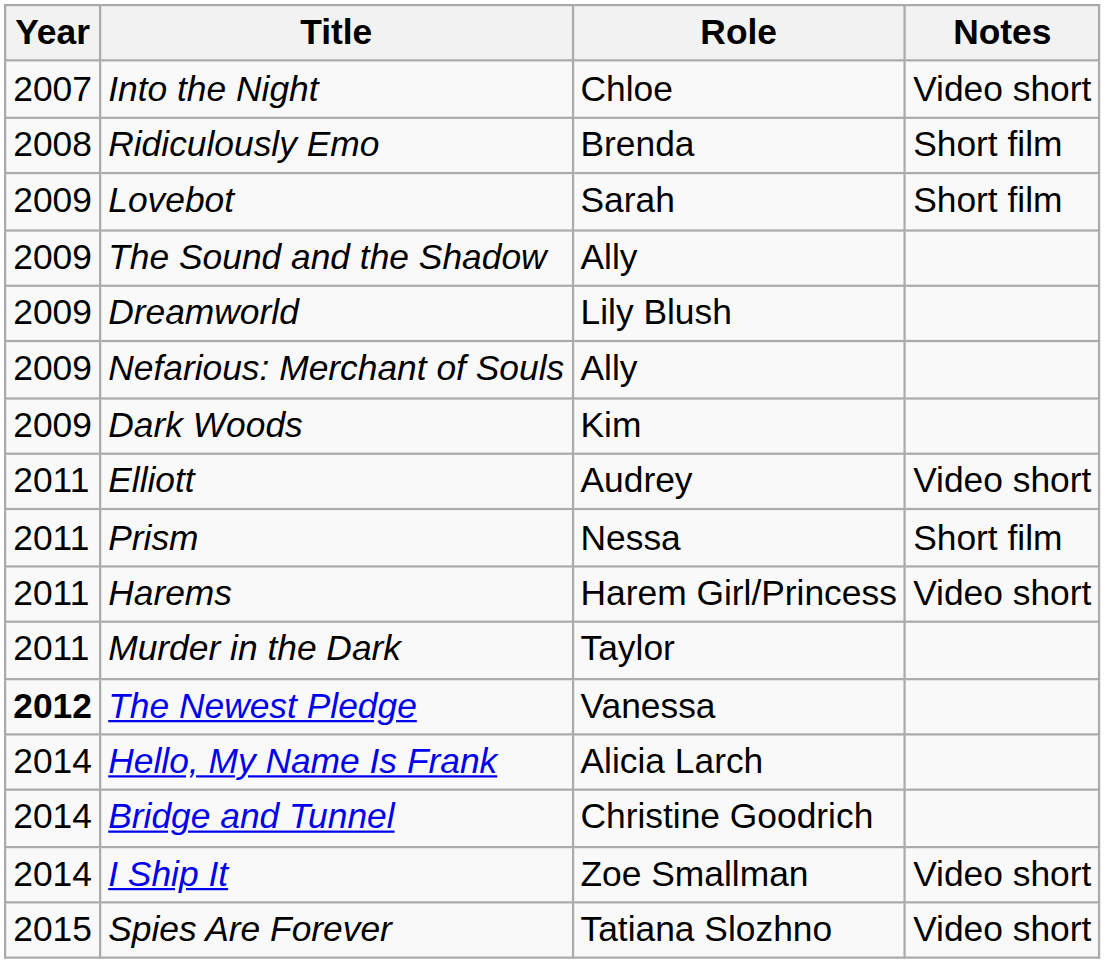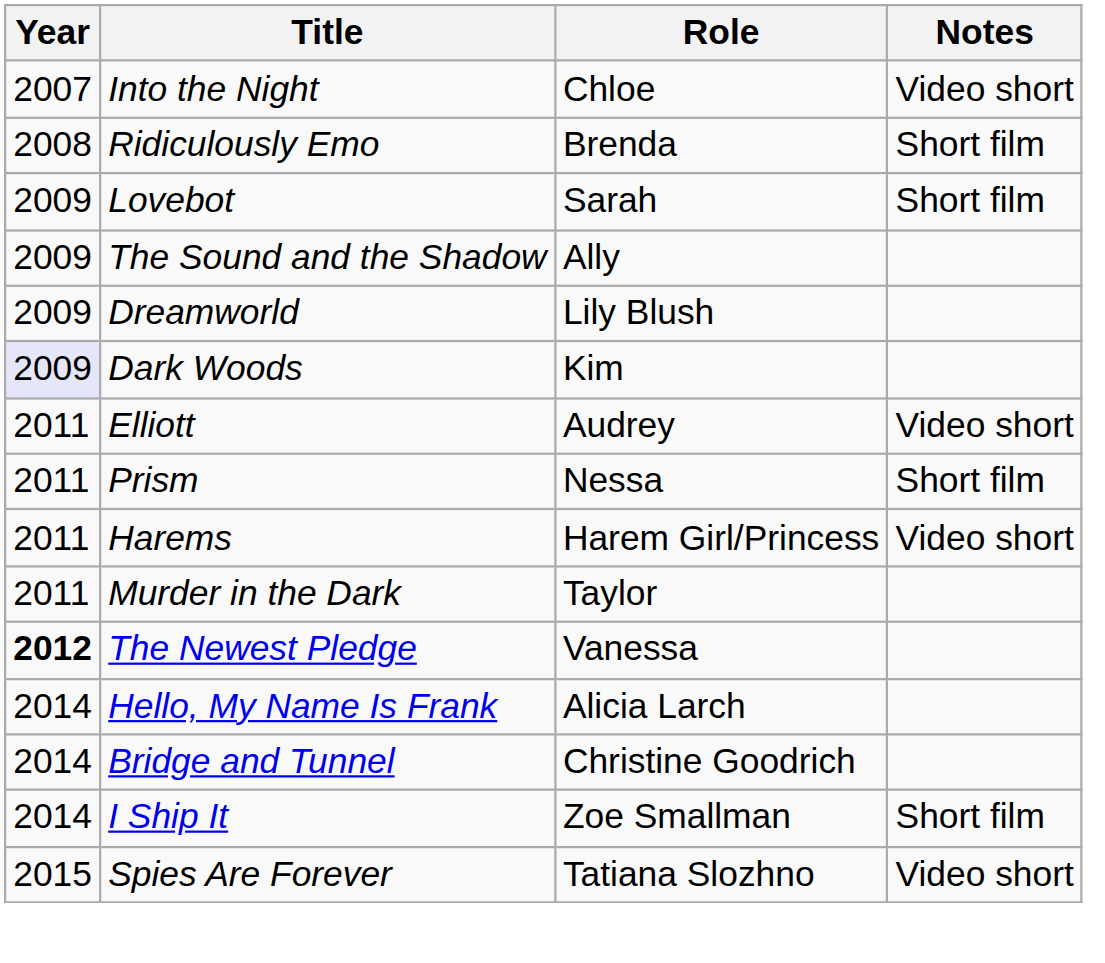- row: (336, 369)
(53, 425) no background -> (53, 369) lavender background
(1002, 873) Video short -> (970, 817) Short film
